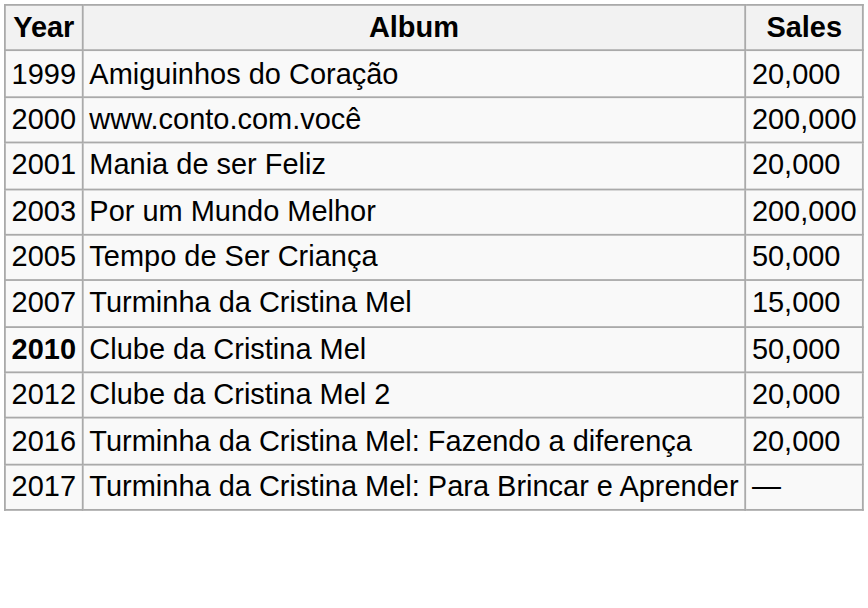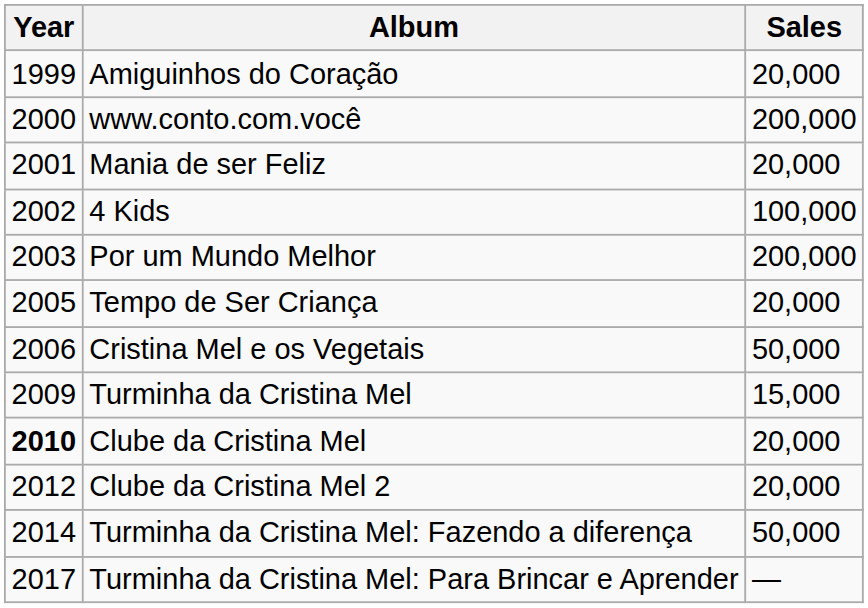+ row: (130, 211)
(796, 257) 50,000 -> (796, 303) 20,000
+ row: (257, 348)
(44, 303) 2007 -> (44, 394) 2009
(796, 348) 50,000 -> (796, 440) 20,000
(44, 440) 2016 -> (44, 532) 2014
(796, 440) 20,000 -> (796, 532) 50,000
